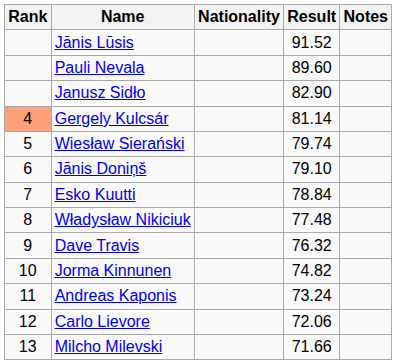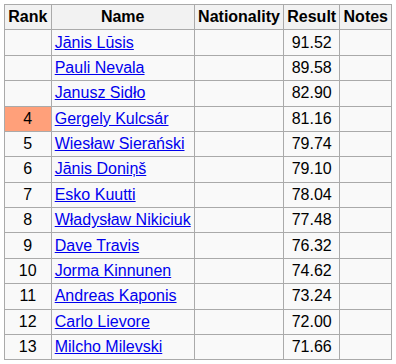(312, 67) 89.60 -> (312, 67) 89.58
(312, 118) 81.14 -> (312, 118) 81.16
(312, 194) 78.84 -> (312, 194) 78.04
(312, 270) 74.82 -> (312, 270) 74.62
(312, 321) 72.06 -> (312, 321) 72.00
